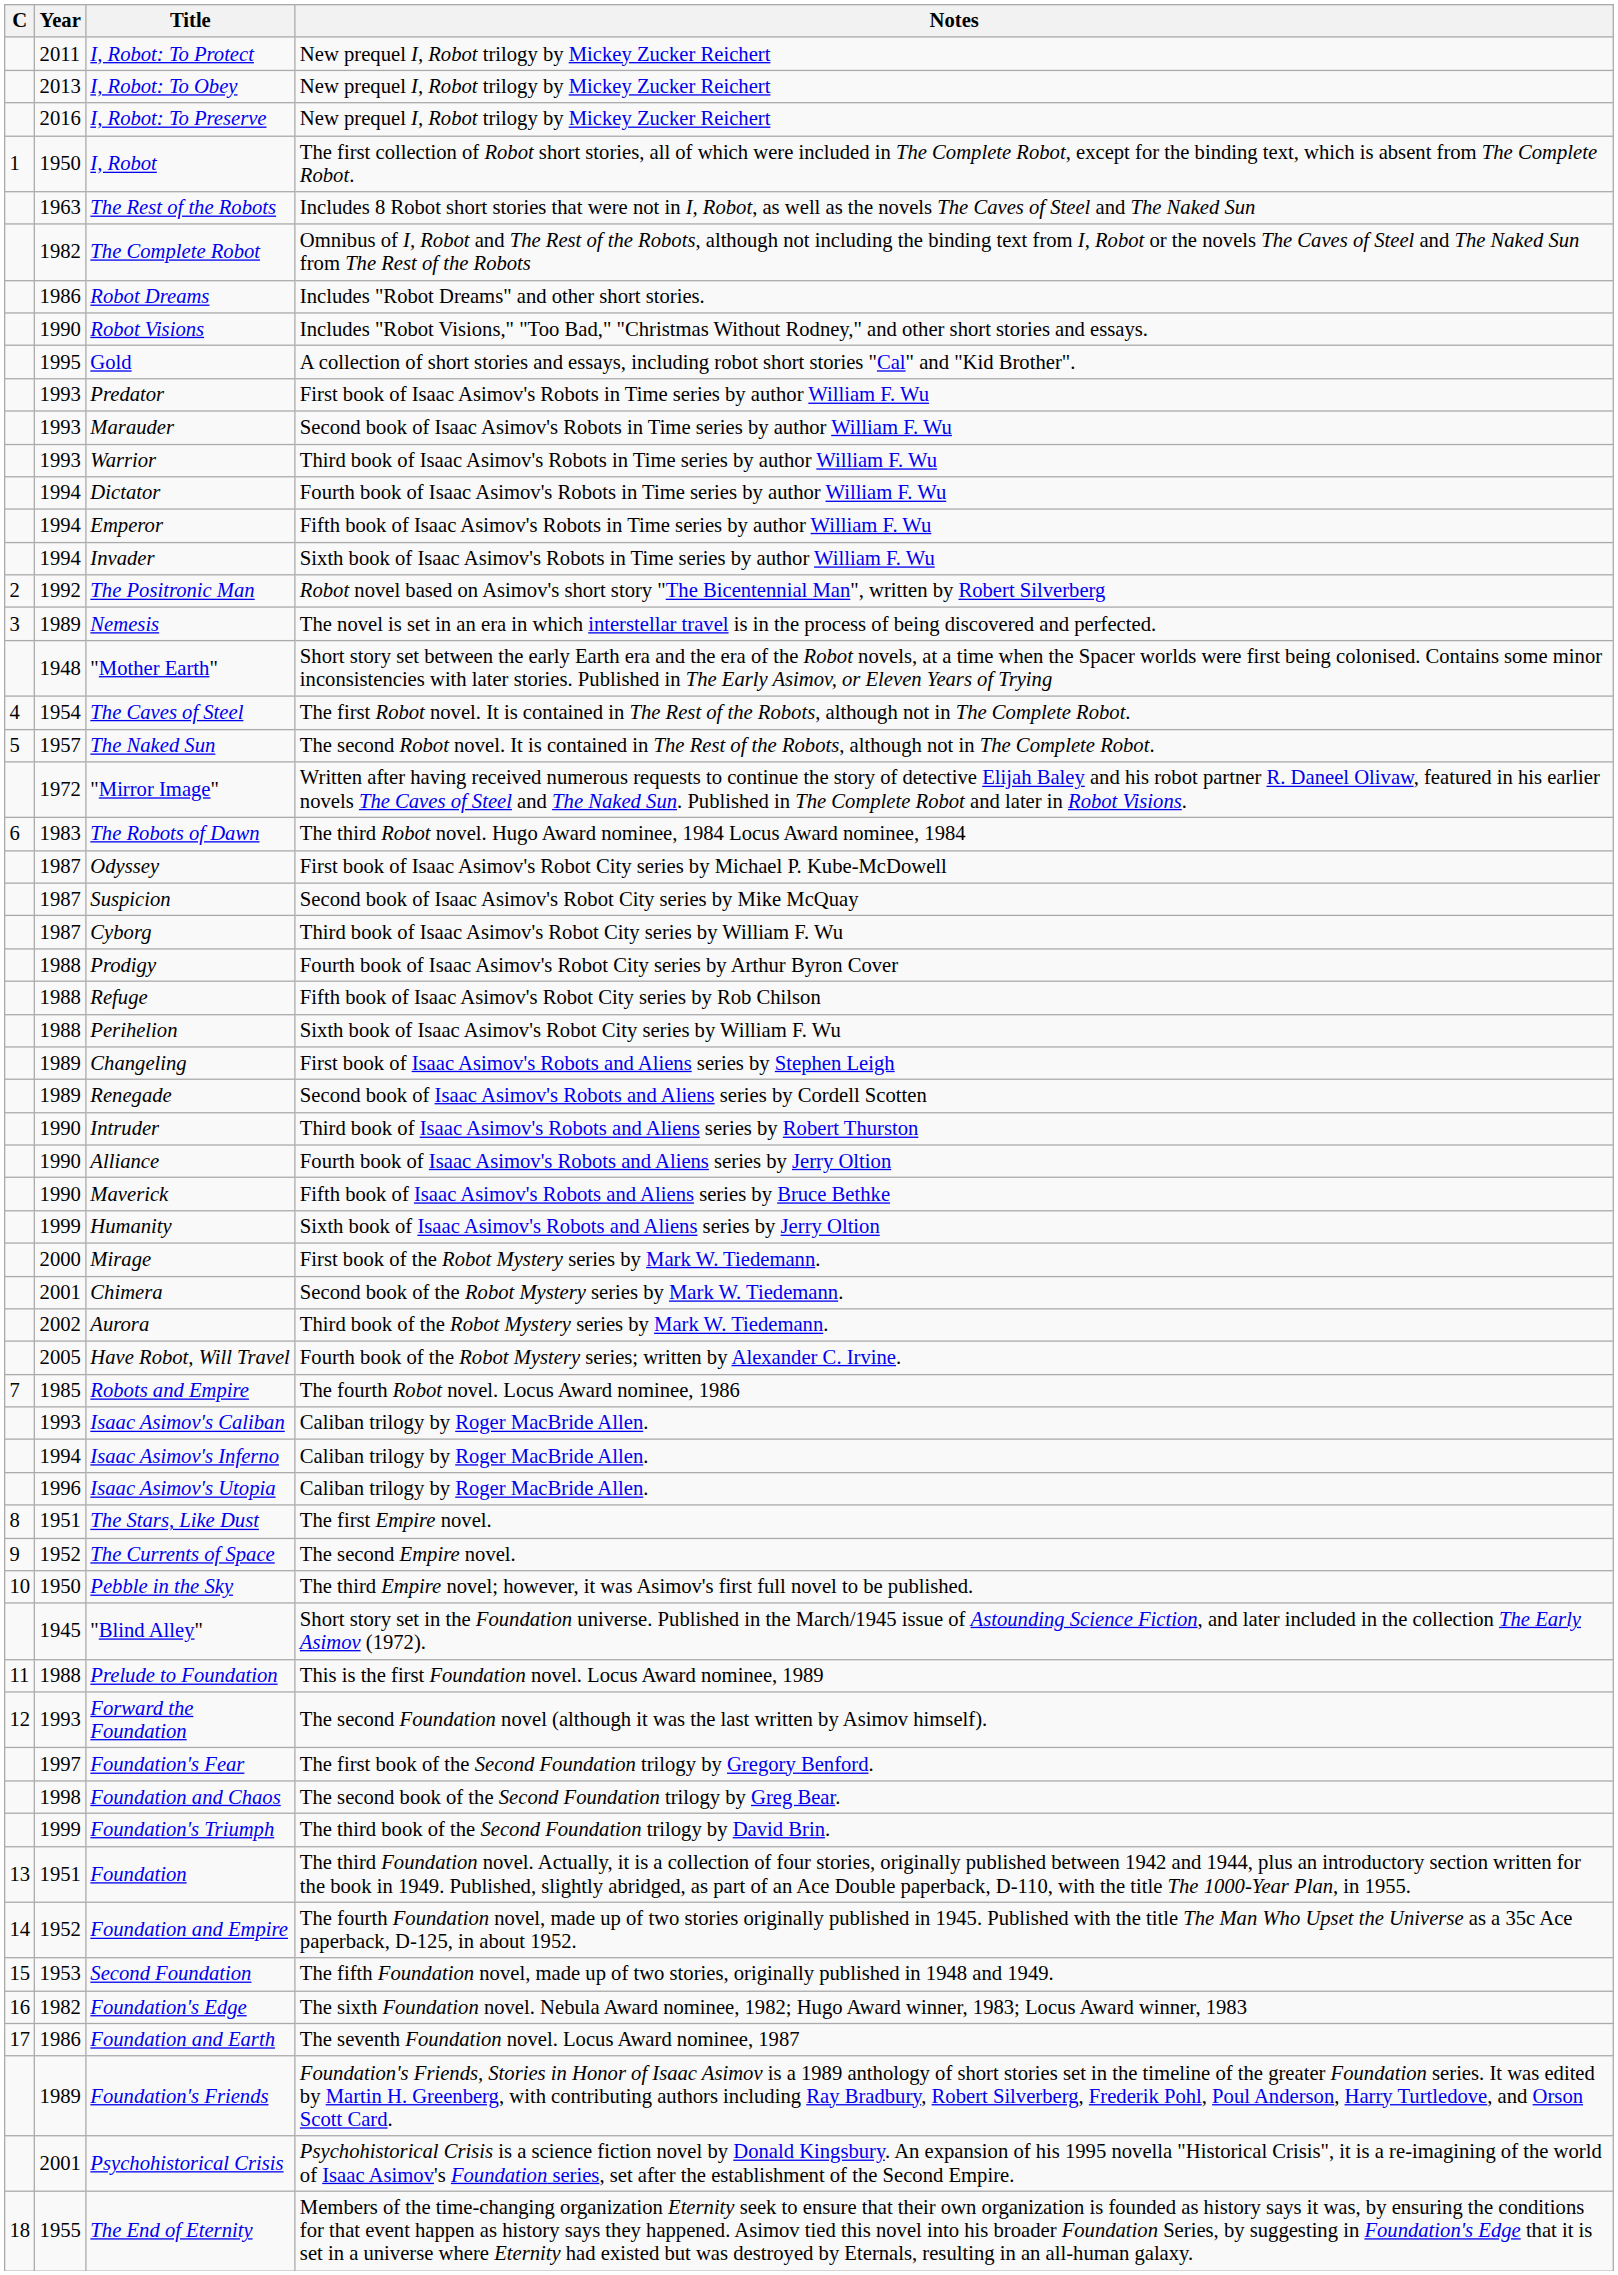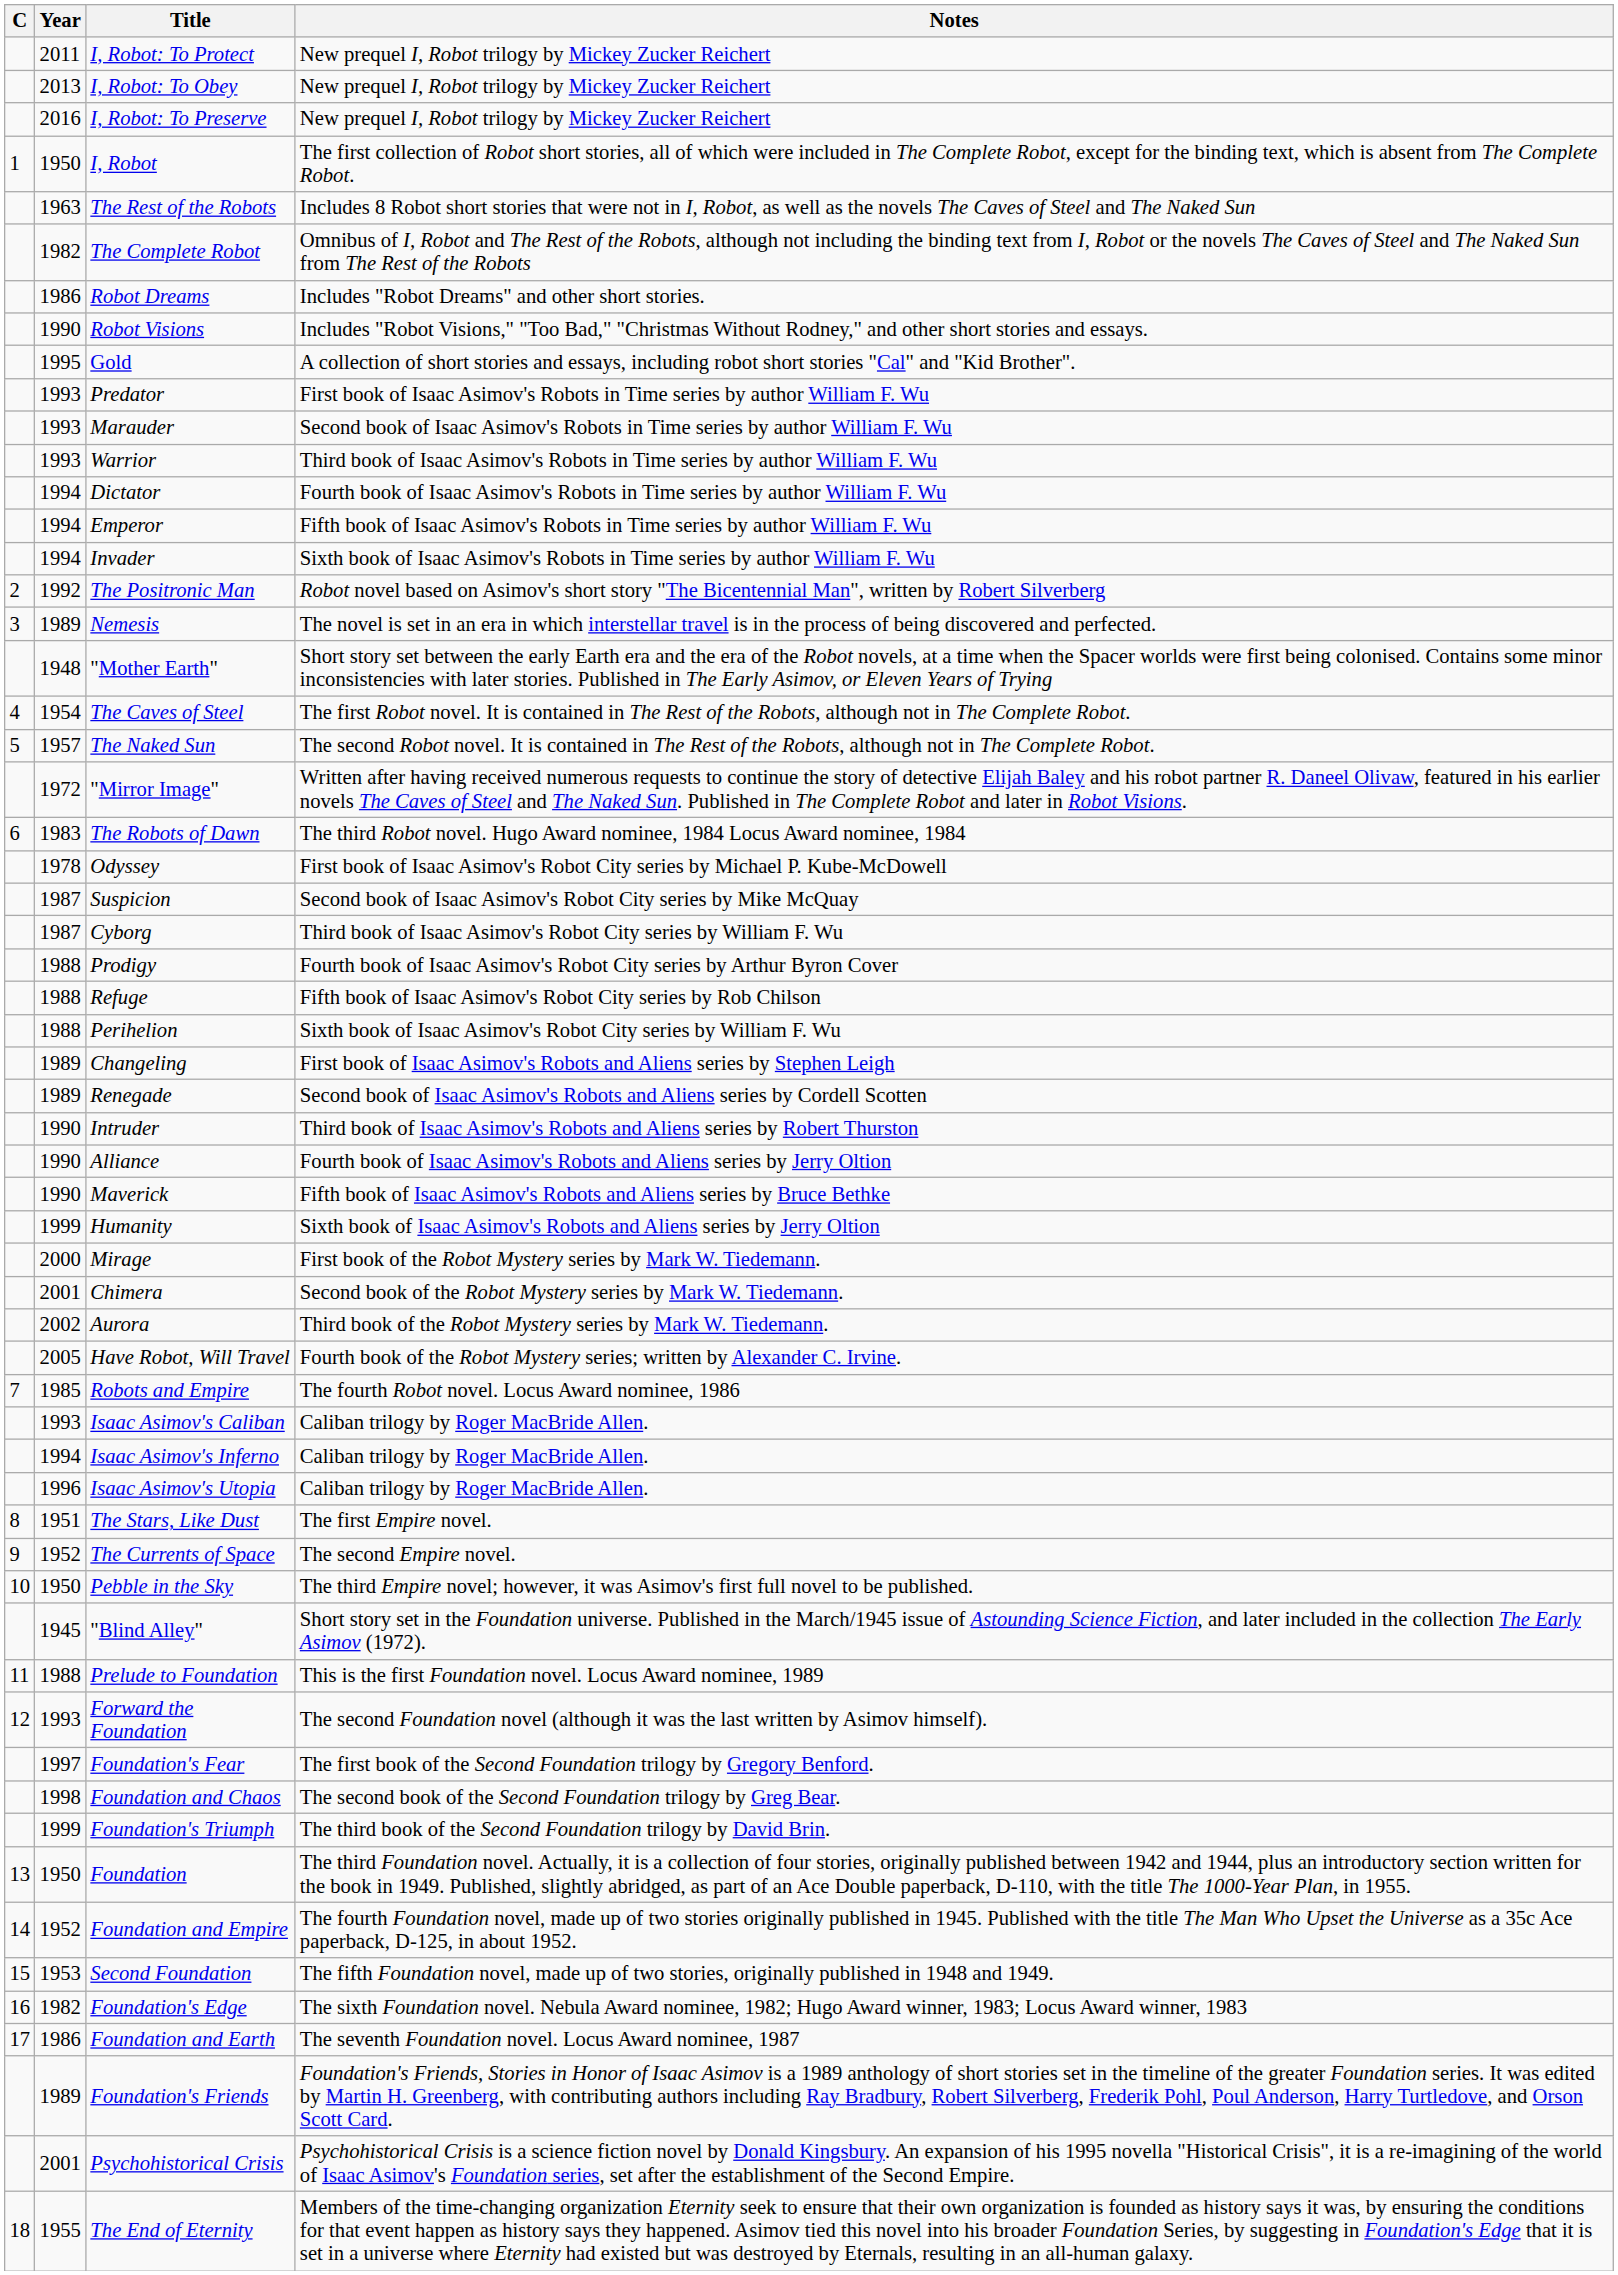(60, 866) 1987 -> (60, 866) 1978
(60, 1873) 1951 -> (60, 1873) 1950
